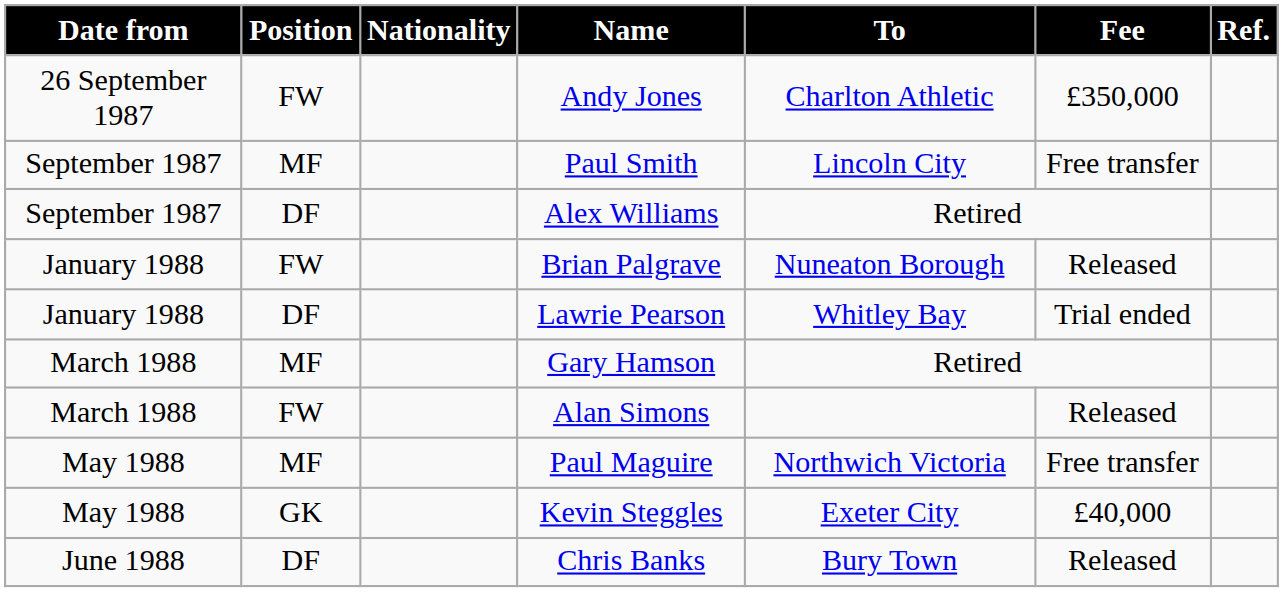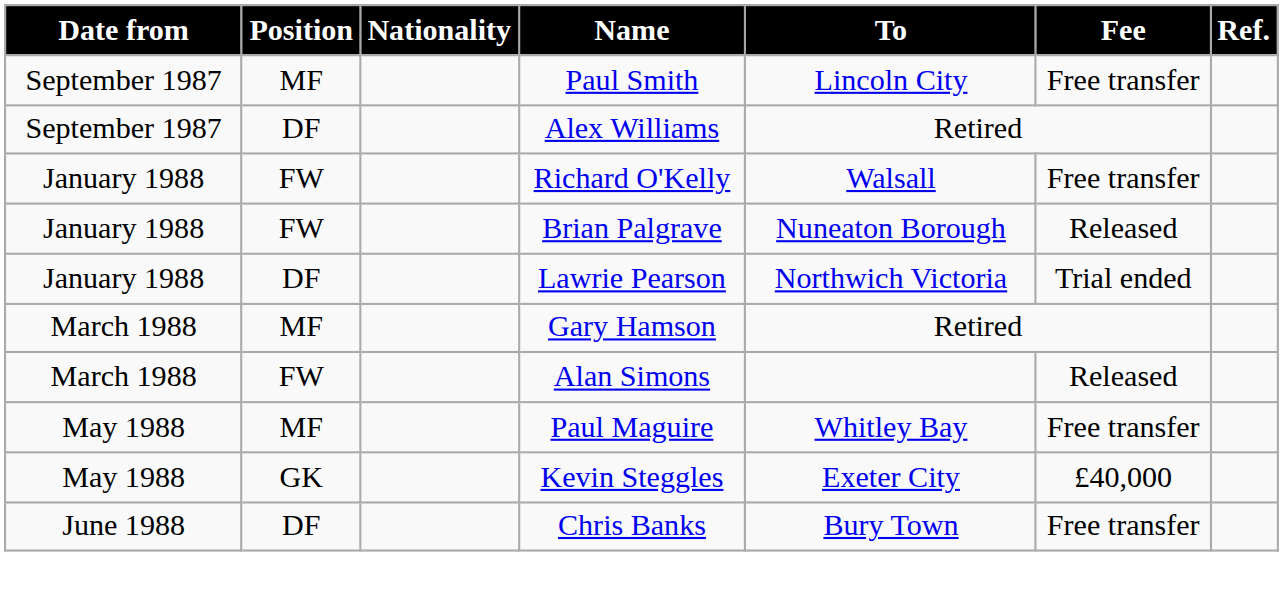- row: (631, 97)
+ row: (632, 178)
(890, 313) Whitley Bay -> (891, 277) Northwich Victoria
(890, 462) Northwich Victoria -> (891, 426) Whitley Bay
(1122, 561) Released -> (1123, 526) Free transfer
